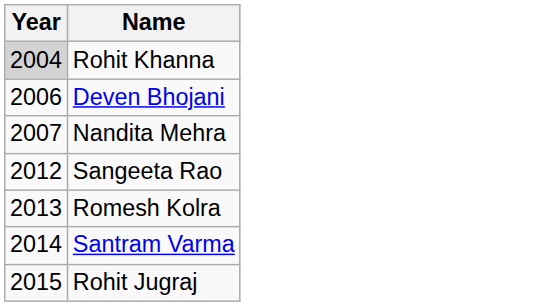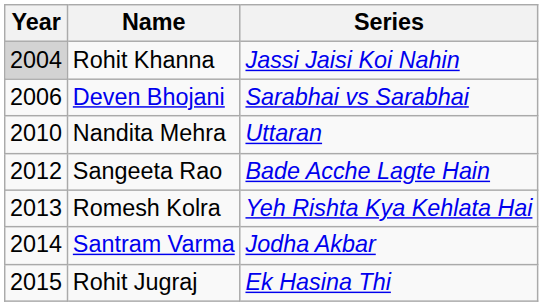+ column: (389, 23)
(36, 134) 2007 -> (36, 134) 2010
